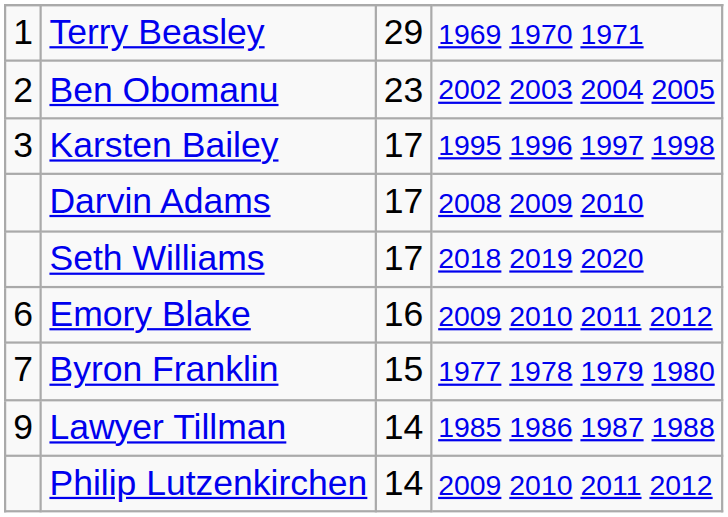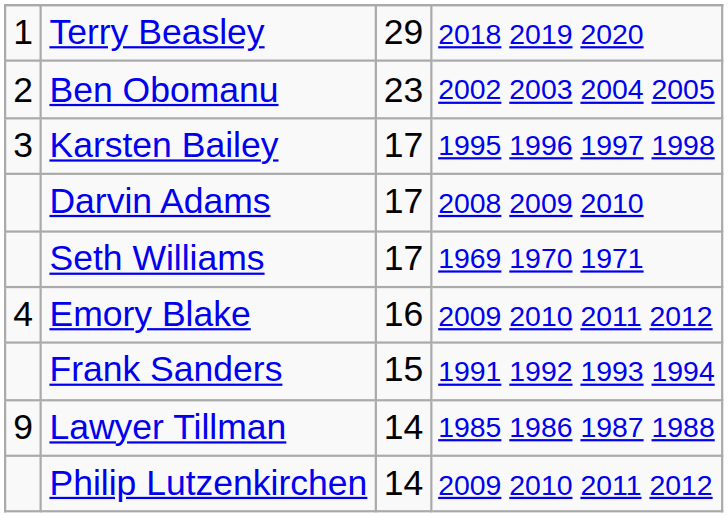(541, 33) 1969 1970 1971 -> (541, 33) 2018 2019 2020
(541, 259) 2018 2019 2020 -> (541, 259) 1969 1970 1971
(23, 314) 6 -> (23, 314) 4
- row: (164, 370)
+ row: (166, 370)
